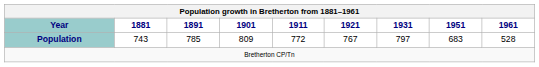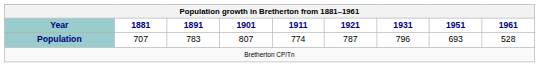(141, 40) 743 -> (141, 40) 707
(193, 40) 785 -> (193, 40) 783
(246, 40) 809 -> (246, 40) 807
(298, 40) 772 -> (298, 40) 774
(350, 40) 767 -> (350, 40) 787
(403, 40) 797 -> (403, 40) 796
(456, 40) 683 -> (456, 40) 693
